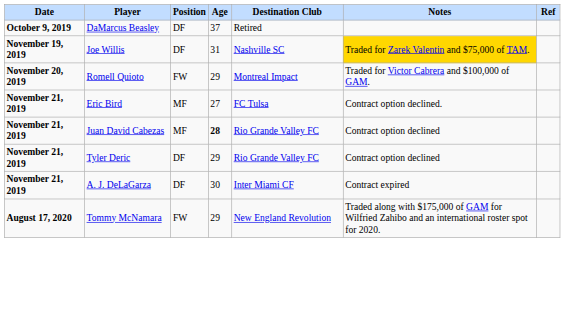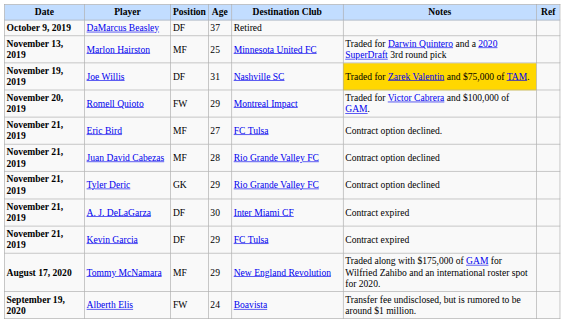+ row: (118, 49)
(215, 131) bold -> (215, 158) normal
(179, 158) DF -> (180, 185) GK
+ row: (112, 239)
(180, 218) FW -> (180, 272) MF
+ row: (110, 305)
